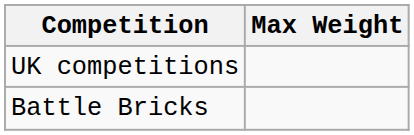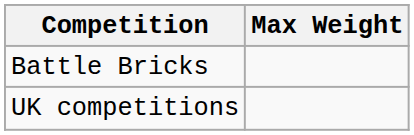rows swapped: (110, 108) <-> (125, 67)
